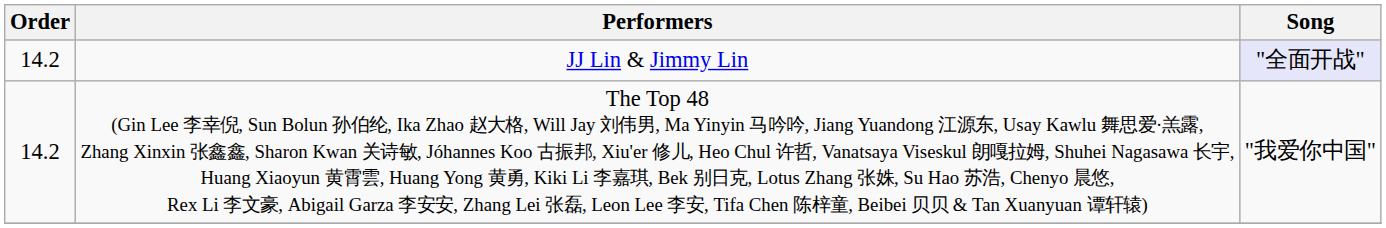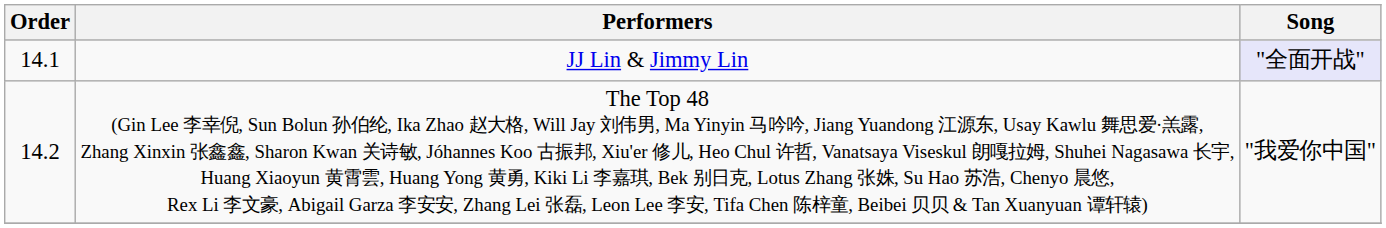(40, 60) 14.2 -> (40, 60) 14.1
